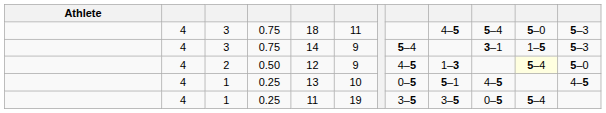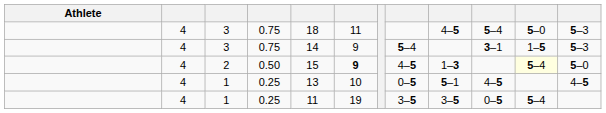(312, 65) 12 -> (312, 65) 15
(356, 65) normal -> (356, 65) bold
